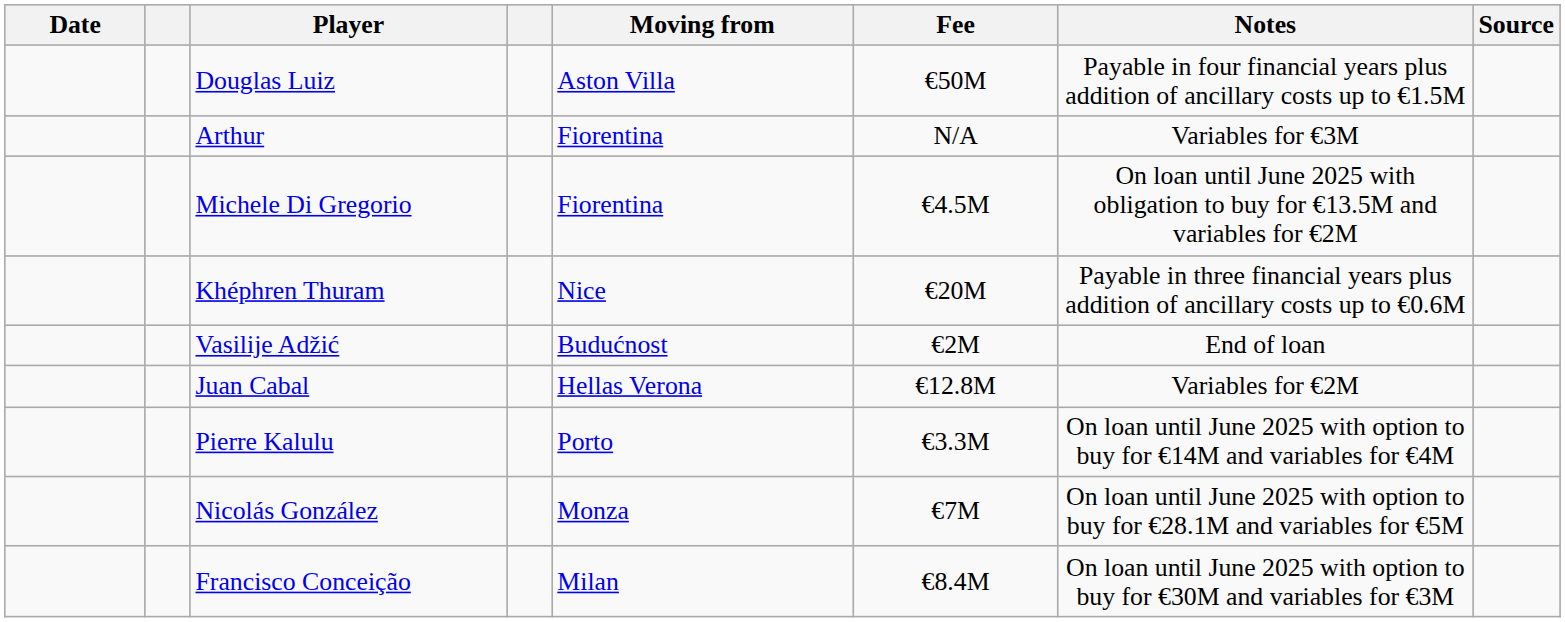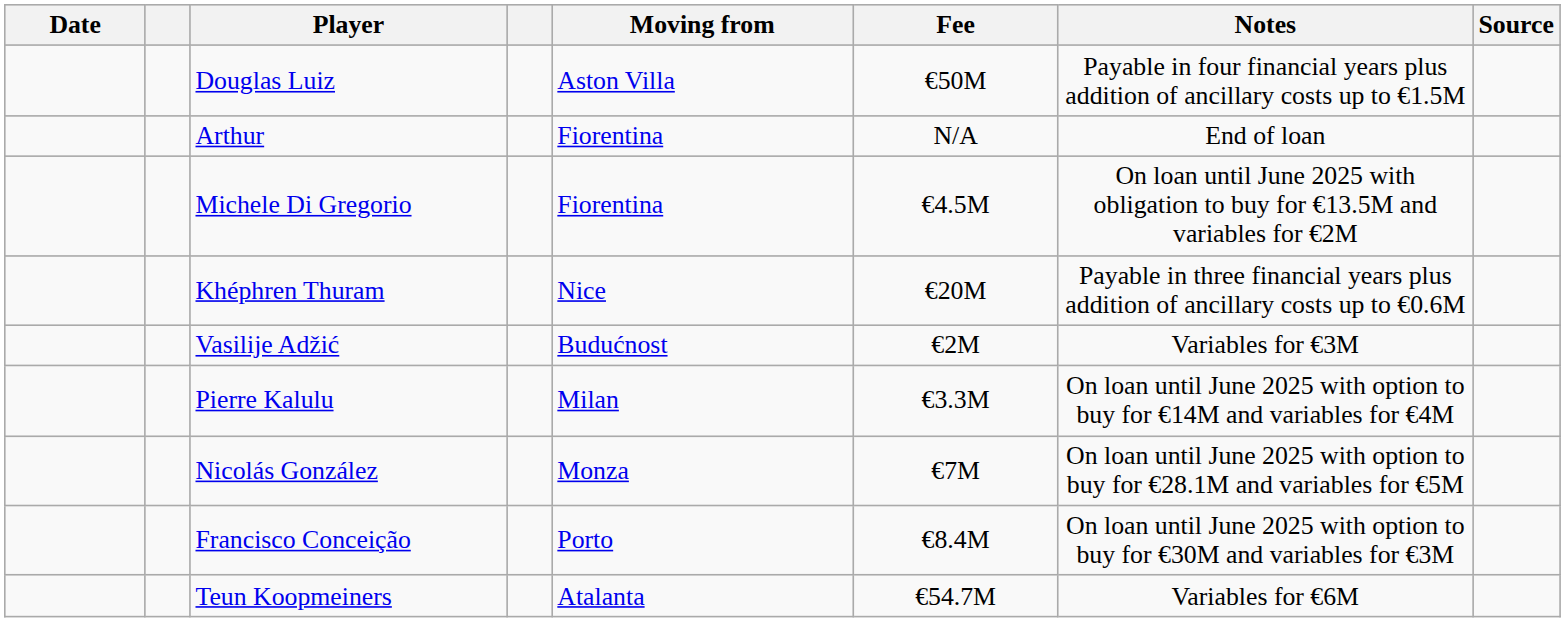(1265, 135) Variables for €3M -> (1265, 135) End of loan
(1265, 345) End of loan -> (1265, 345) Variables for €3M
- row: (252, 385)
(585, 441) Porto -> (588, 400) Milan
(588, 580) Milan -> (585, 540) Porto
+ row: (294, 595)
